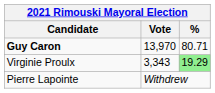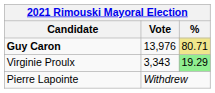(160, 46) 13,970 -> (160, 46) 13,976
(195, 46) no background -> (195, 46) khaki background
